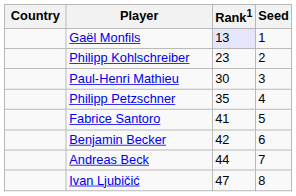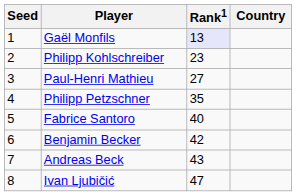columns swapped: (35, 16) <-> (274, 16)
(222, 79) 30 -> (197, 79) 27
(222, 119) 41 -> (197, 119) 40
(222, 160) 44 -> (197, 160) 43
